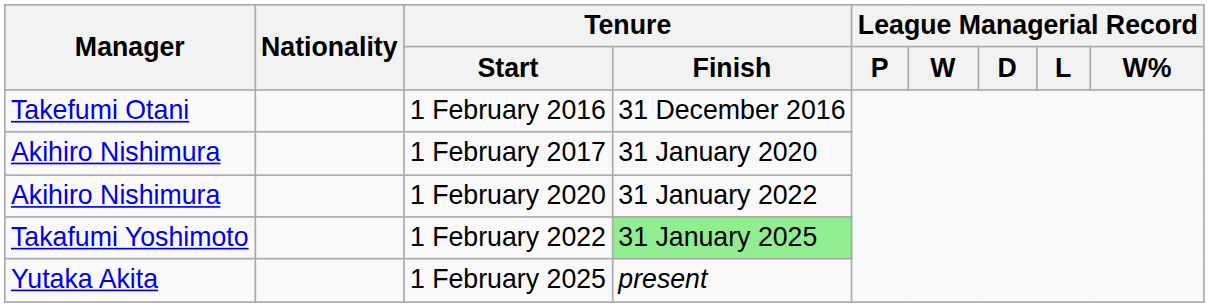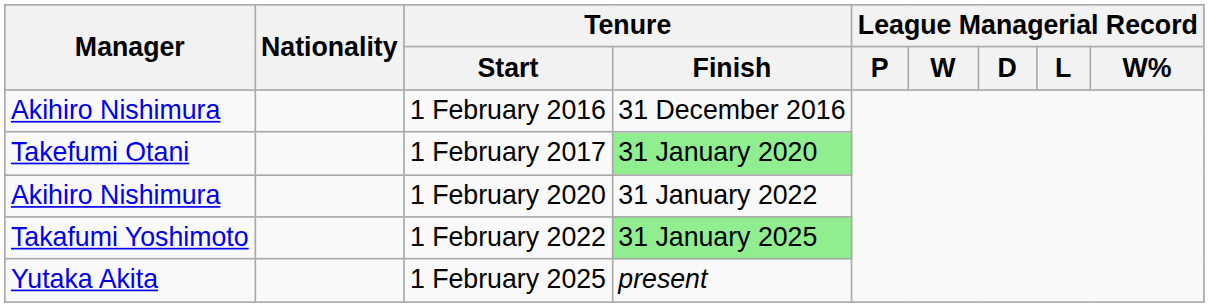(100, 110) Takefumi Otani -> (116, 110) Akihiro Nishimura
(116, 152) Akihiro Nishimura -> (100, 152) Takefumi Otani
(718, 152) no background -> (718, 152) lightgreen background
